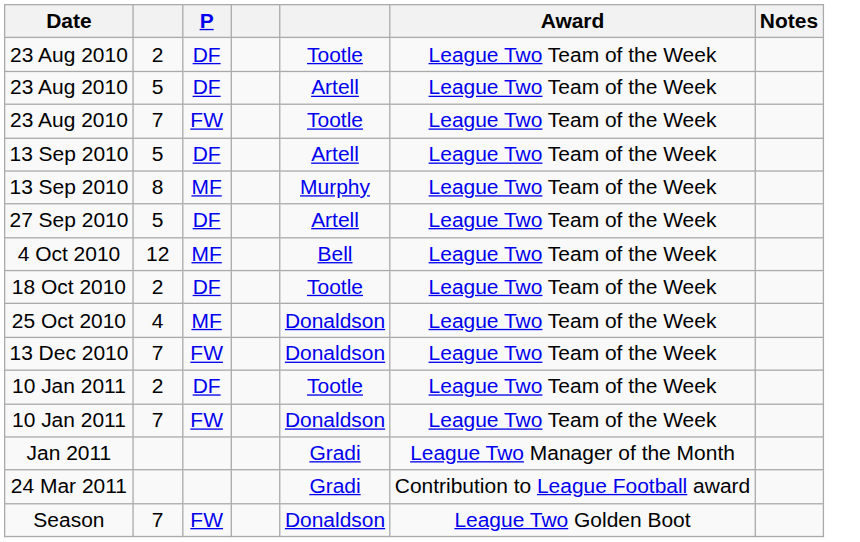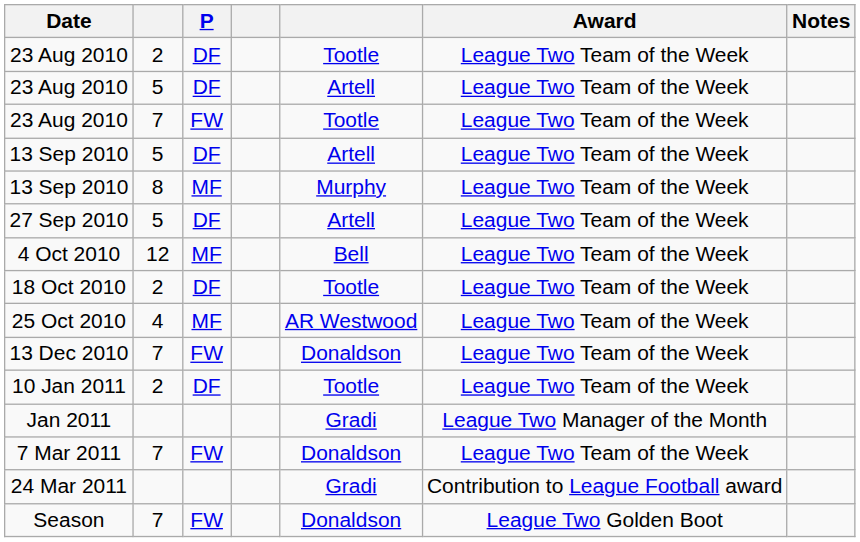(335, 320) Donaldson -> (351, 320) AR Westwood
- row: (69, 420)
+ row: (69, 453)
